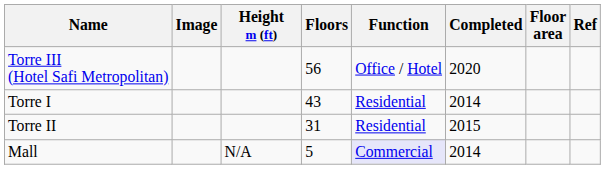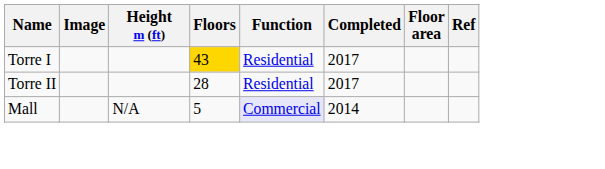- row: (88, 68)
(313, 101) no background -> (201, 59) gold background
(465, 101) 2014 -> (344, 59) 2017
(313, 126) 31 -> (201, 84) 28
(465, 126) 2015 -> (344, 84) 2017
